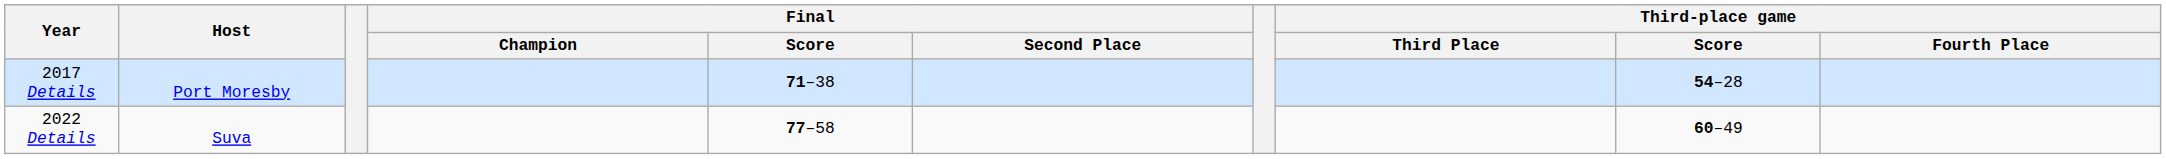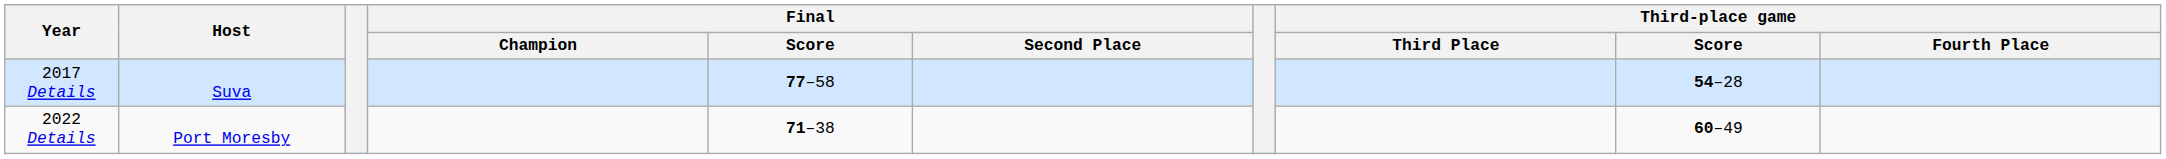(232, 92) Port Moresby -> (232, 92) Suva
(810, 82) 71–38 -> (810, 82) 77–58
(232, 139) Suva -> (232, 139) Port Moresby
(810, 129) 77–58 -> (810, 129) 71–38
